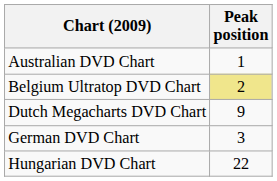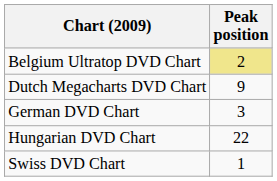- row: (81, 61)
+ row: (67, 163)
